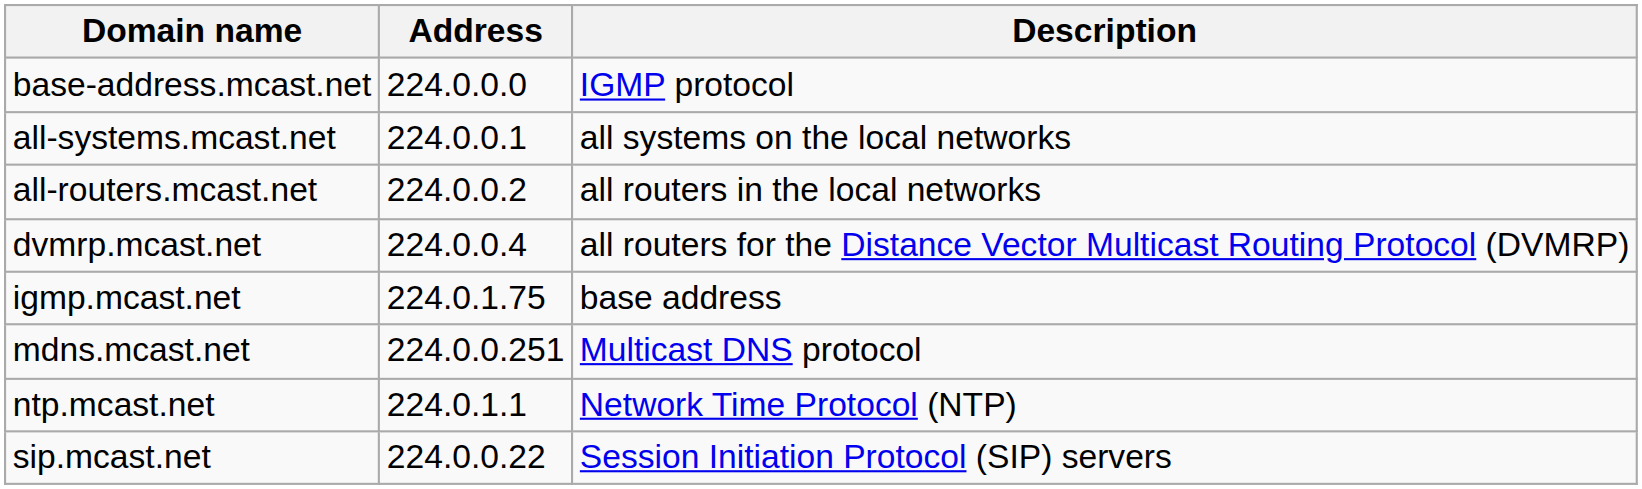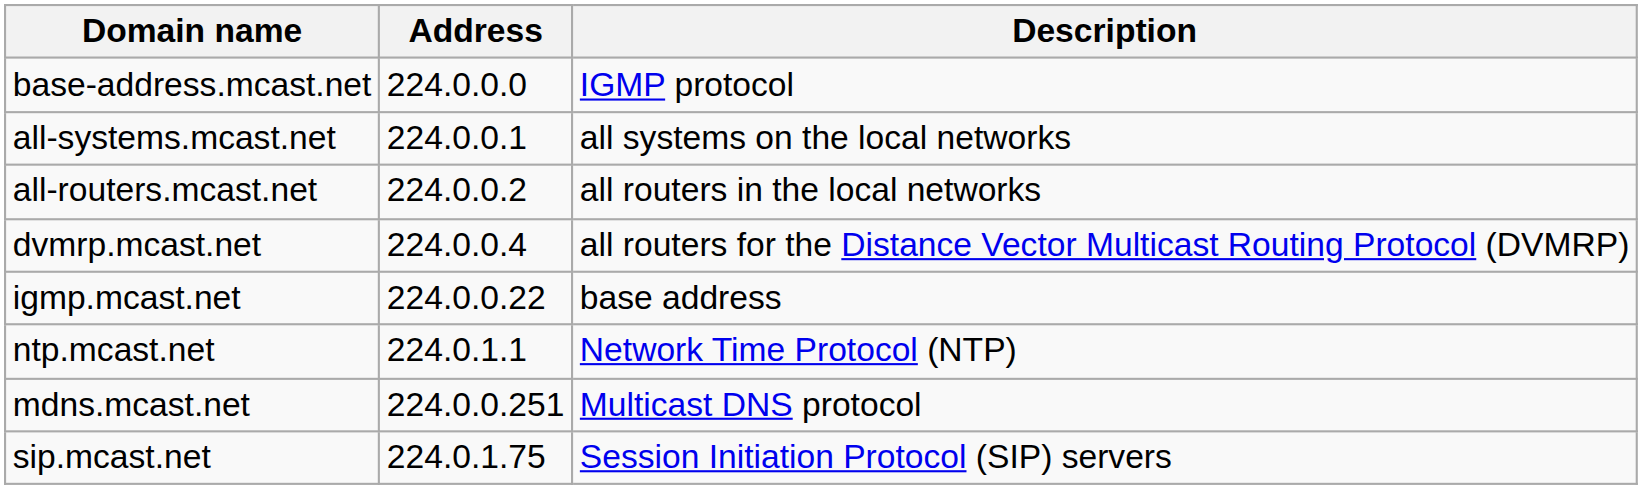(466, 297) 224.0.1.75 -> (466, 297) 224.0.0.22
rows swapped: (131, 350) <-> (114, 404)
(466, 457) 224.0.0.22 -> (466, 457) 224.0.1.75
